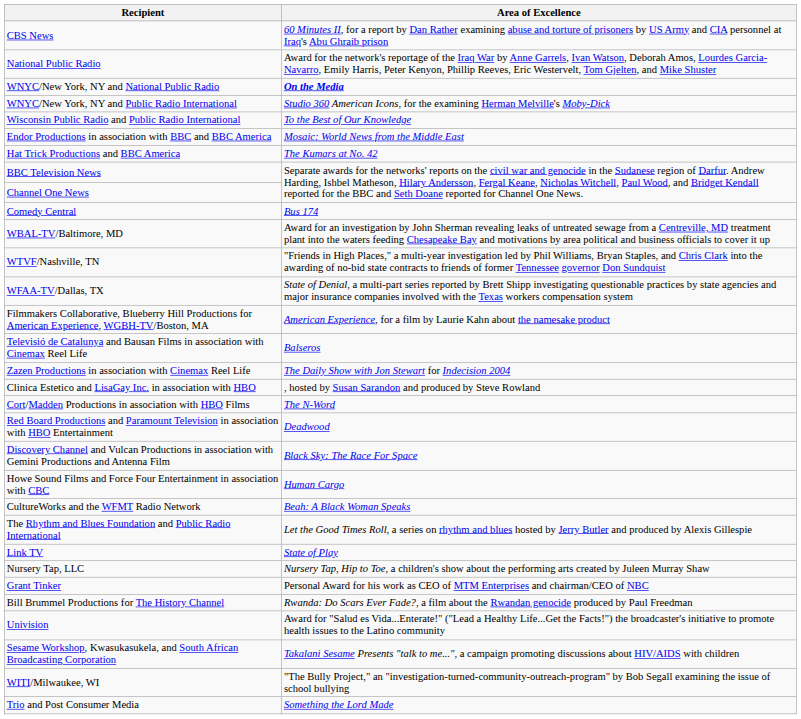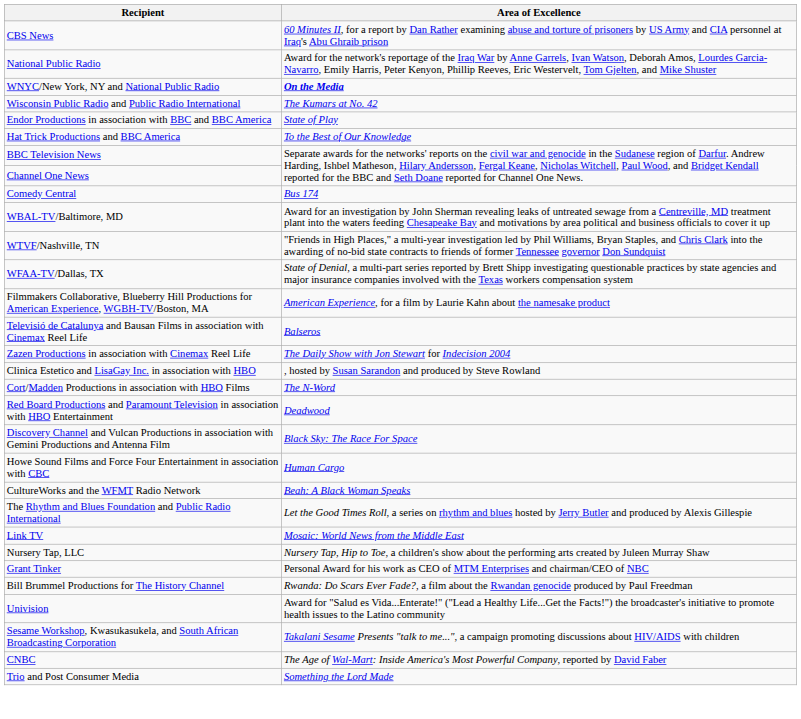- row: (122, 103)
(348, 120) To the Best of Our Knowledge -> (331, 103) The Kumars at No. 42
(374, 137) Mosaic: World News from the Middle East -> (311, 120) State of Play
(331, 153) The Kumars at No. 42 -> (348, 137) To the Best of Our Knowledge
(311, 552) State of Play -> (374, 535) Mosaic: World News from the Middle East
+ row: (21, 660)
- row: (53, 682)
